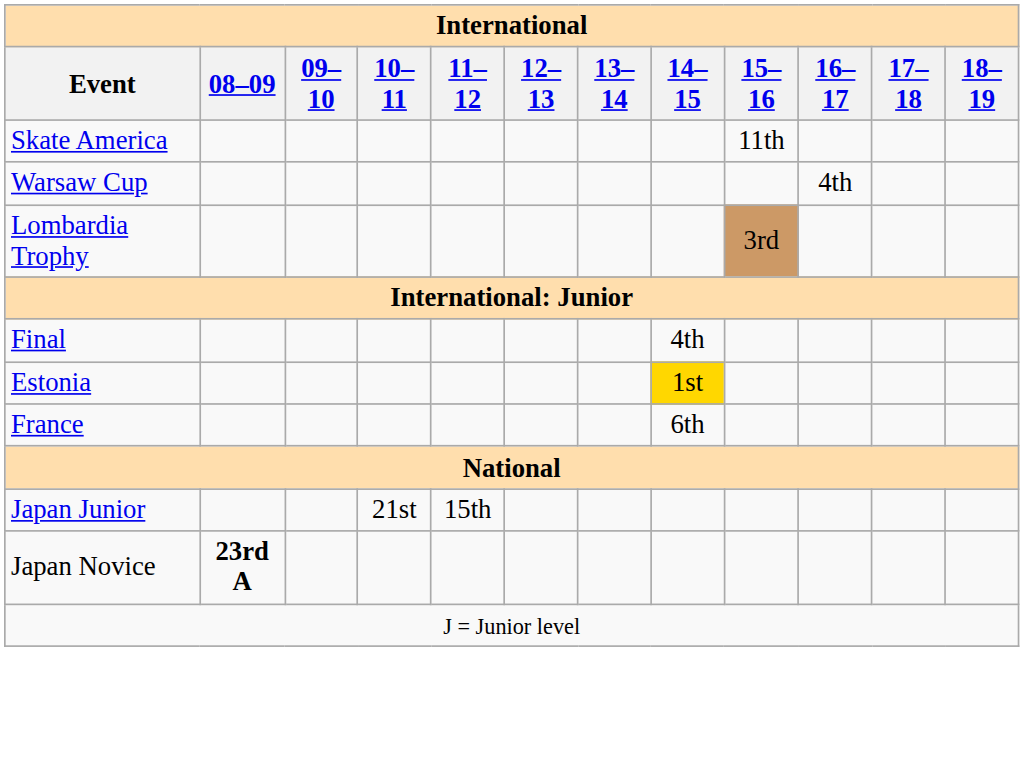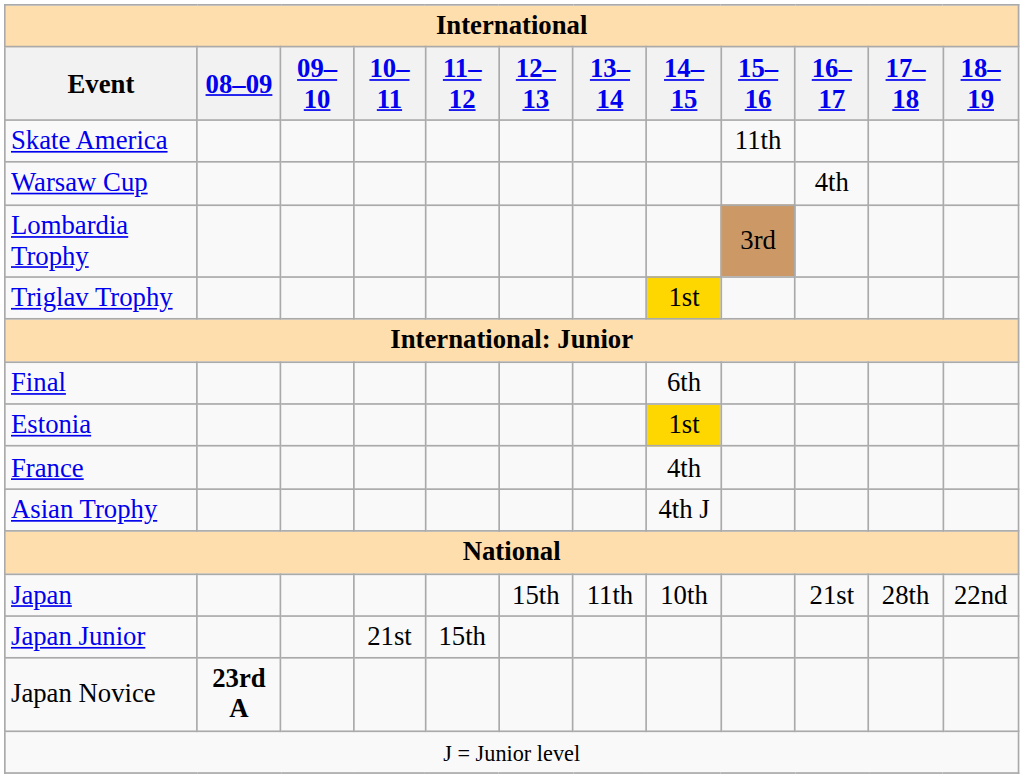+ row: (92, 297)
(688, 340) 4th -> (684, 382) 6th
(688, 424) 6th -> (684, 467) 4th
+ row: (84, 509)
+ row: (41, 594)
